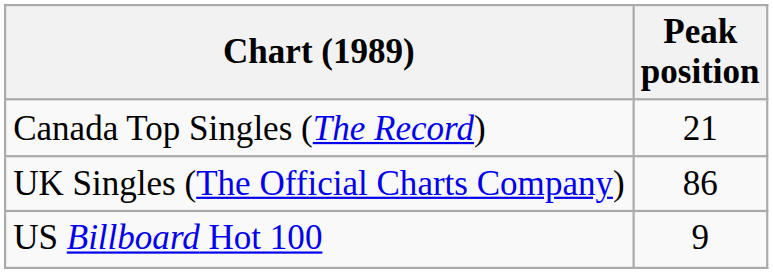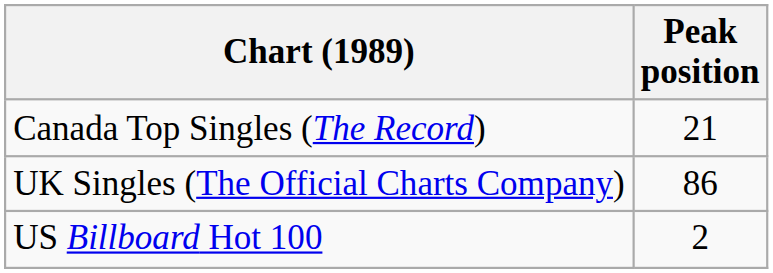(700, 238) 9 -> (700, 238) 2
